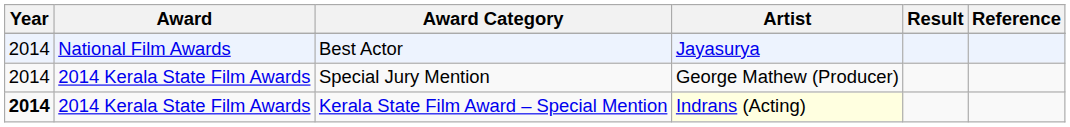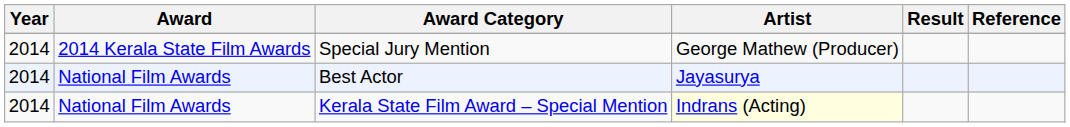rows swapped: (361, 48) <-> (404, 77)
(29, 106) bold -> (29, 106) normal
(184, 106) 2014 Kerala State Film Awards -> (144, 106) National Film Awards
